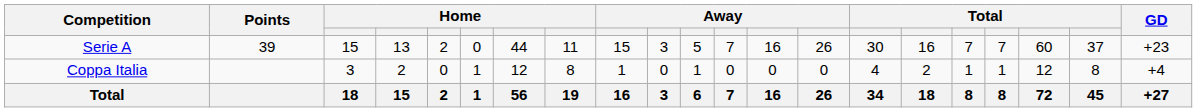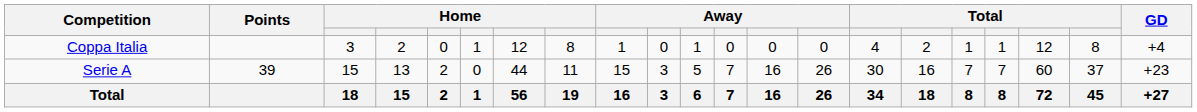rows swapped: (107, 47) <-> (107, 71)
